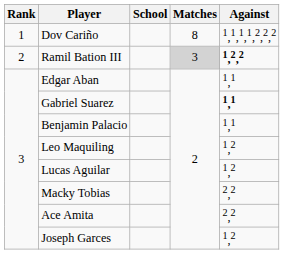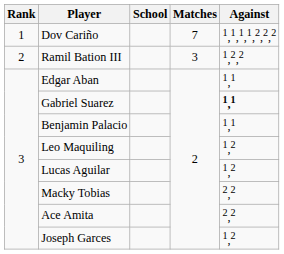(195, 35) 8 -> (195, 35) 7
(195, 57) lightgrey background -> (195, 57) no background
(233, 57) bold -> (233, 57) normal
